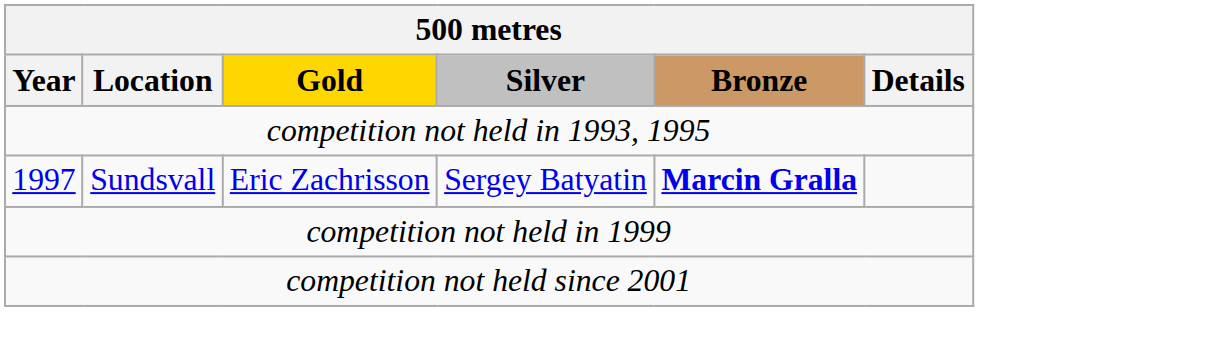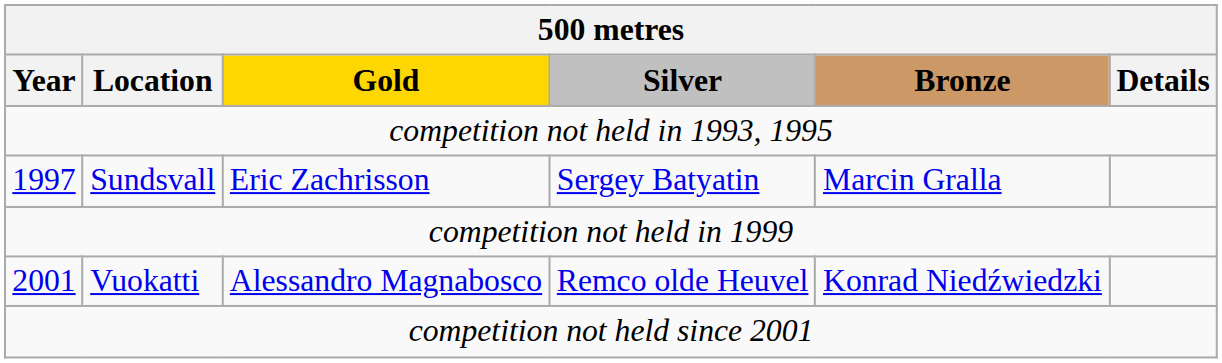(759, 180) bold -> (912, 180) normal
+ row: (44, 280)
